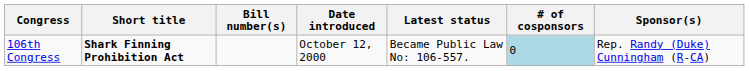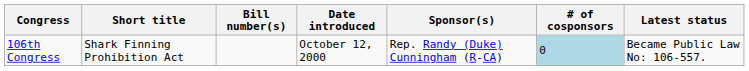columns swapped: (669, 20) <-> (447, 20)
(134, 51) bold -> (134, 51) normal
